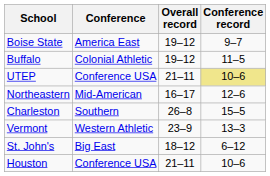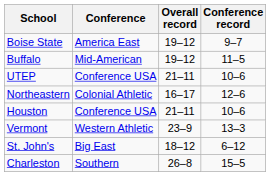(113, 59) Colonial Athletic -> (108, 59) Mid-American
(233, 77) khaki background -> (233, 77) no background
(108, 94) Mid-American -> (113, 94) Colonial Athletic
rows swapped: (27, 163) <-> (33, 111)
